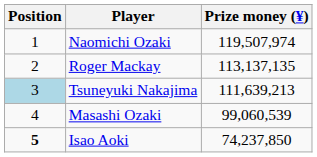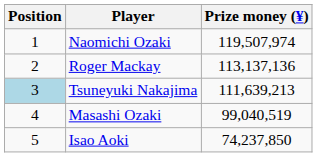(257, 66) 113,137,135 -> (257, 66) 113,137,136
(257, 115) 99,060,539 -> (257, 115) 99,040,519
(35, 139) bold -> (35, 139) normal
